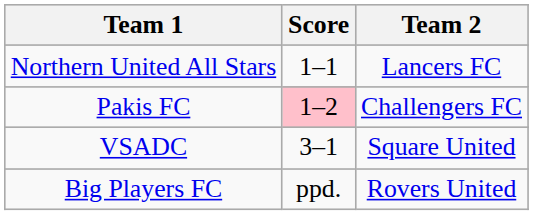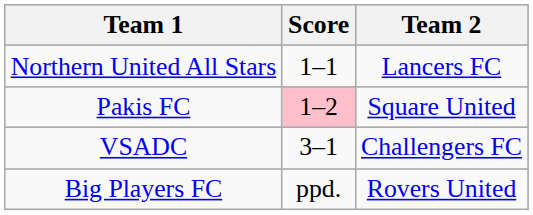(441, 106) Challengers FC -> (441, 106) Square United
(441, 147) Square United -> (441, 147) Challengers FC
